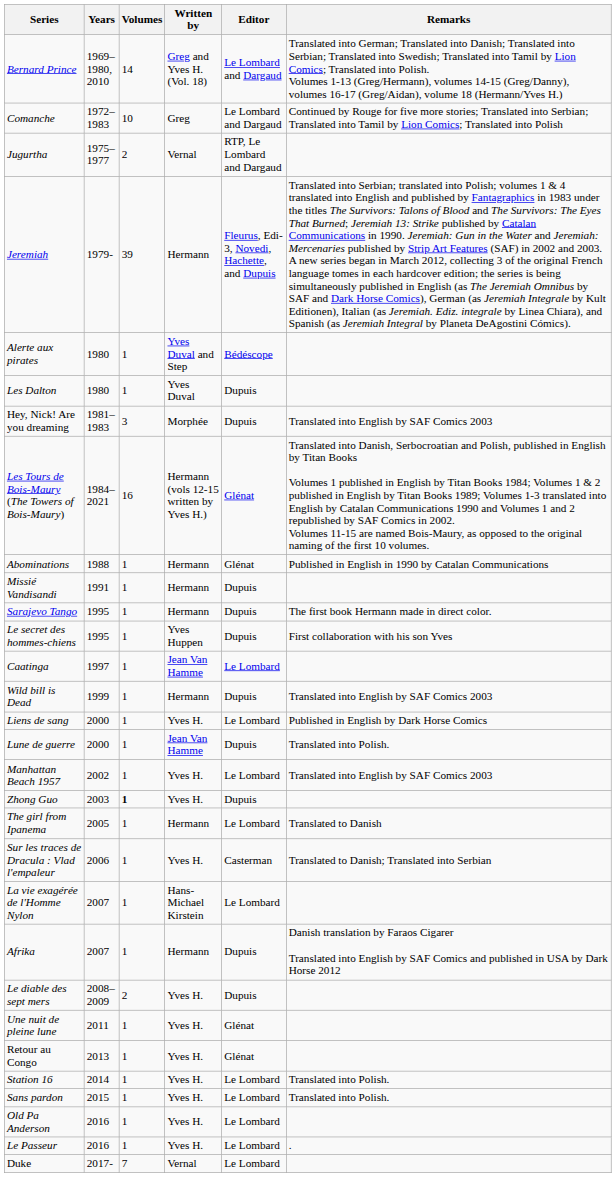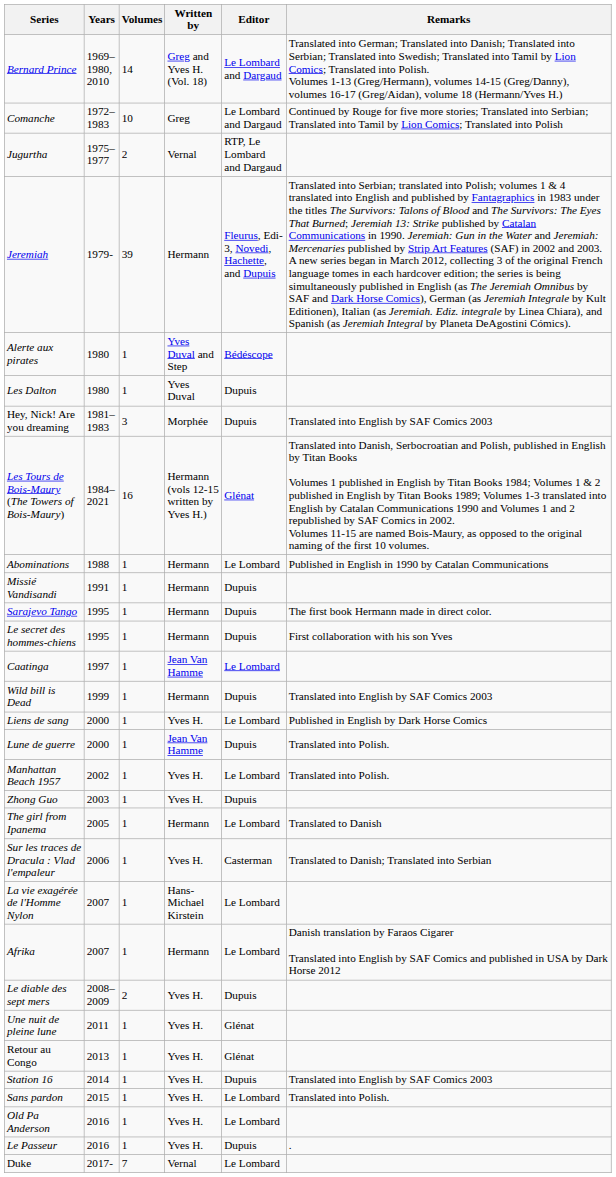(239, 563) Glénat -> (252, 563) Le Lombard
(185, 636) Yves Huppen -> (188, 636) Hermann
(391, 775) Translated into English by SAF Comics 2003 -> (339, 775) Translated into Polish.
(124, 799) bold -> (124, 799) normal
(240, 952) Dupuis -> (252, 952) Le Lombard
(252, 1080) Le Lombard -> (240, 1080) Dupuis
(339, 1080) Translated into Polish. -> (391, 1080) Translated into English by SAF Comics 2003
(252, 1145) Le Lombard -> (240, 1145) Dupuis
